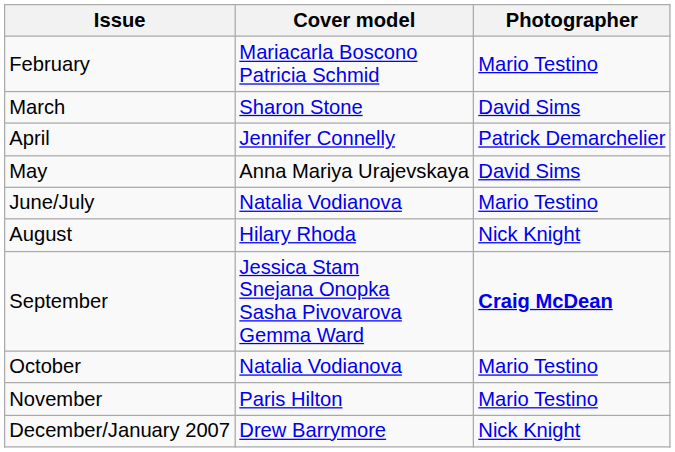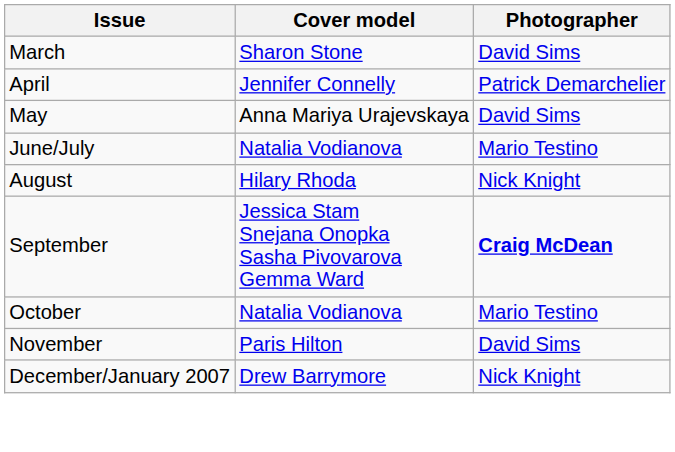- row: (50, 63)
(538, 398) Mario Testino -> (529, 344) David Sims
